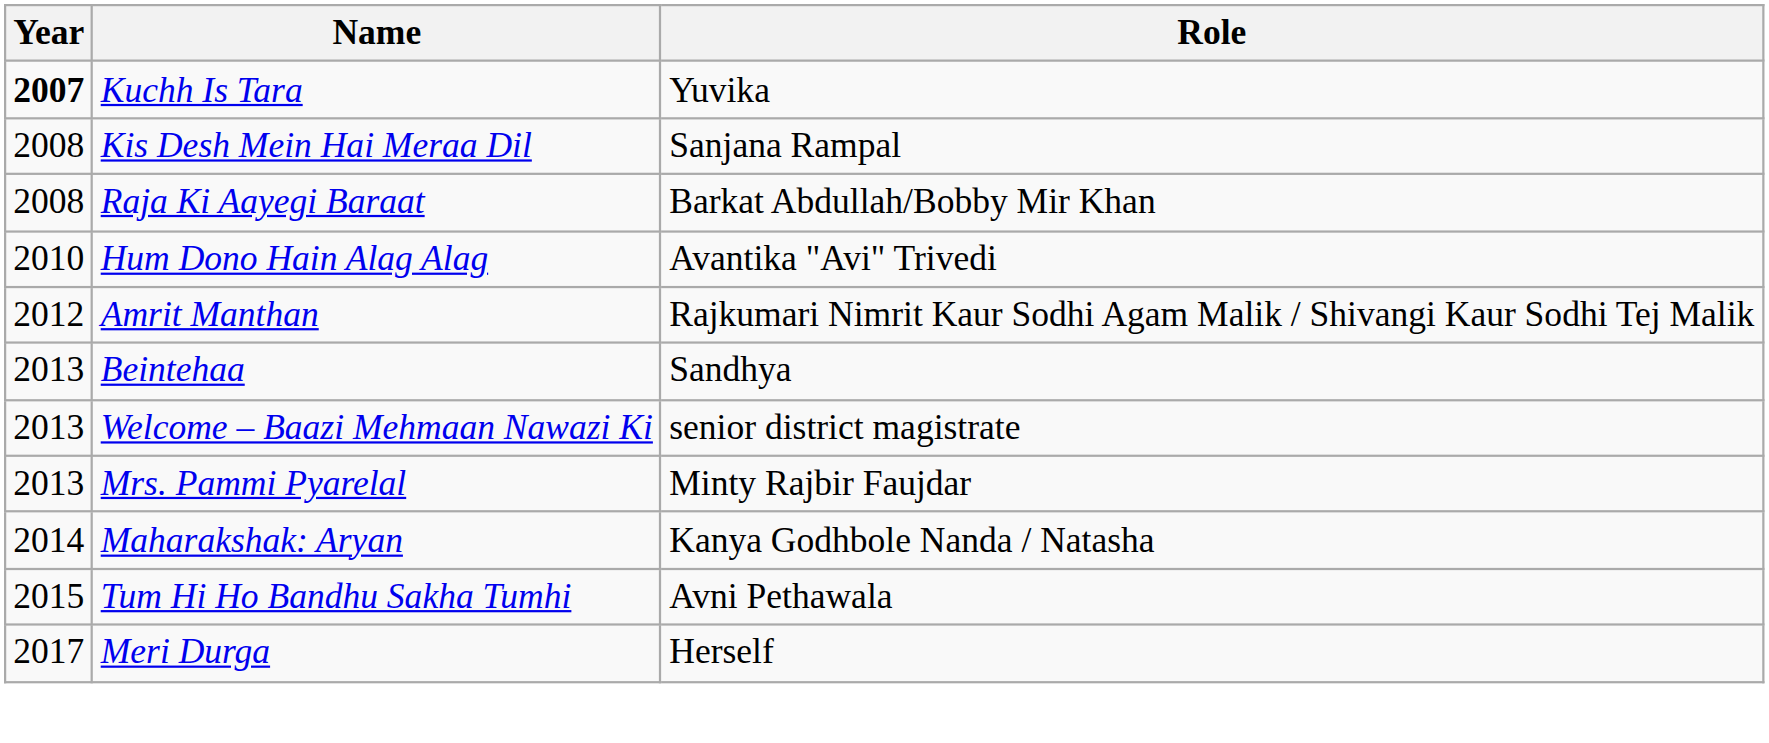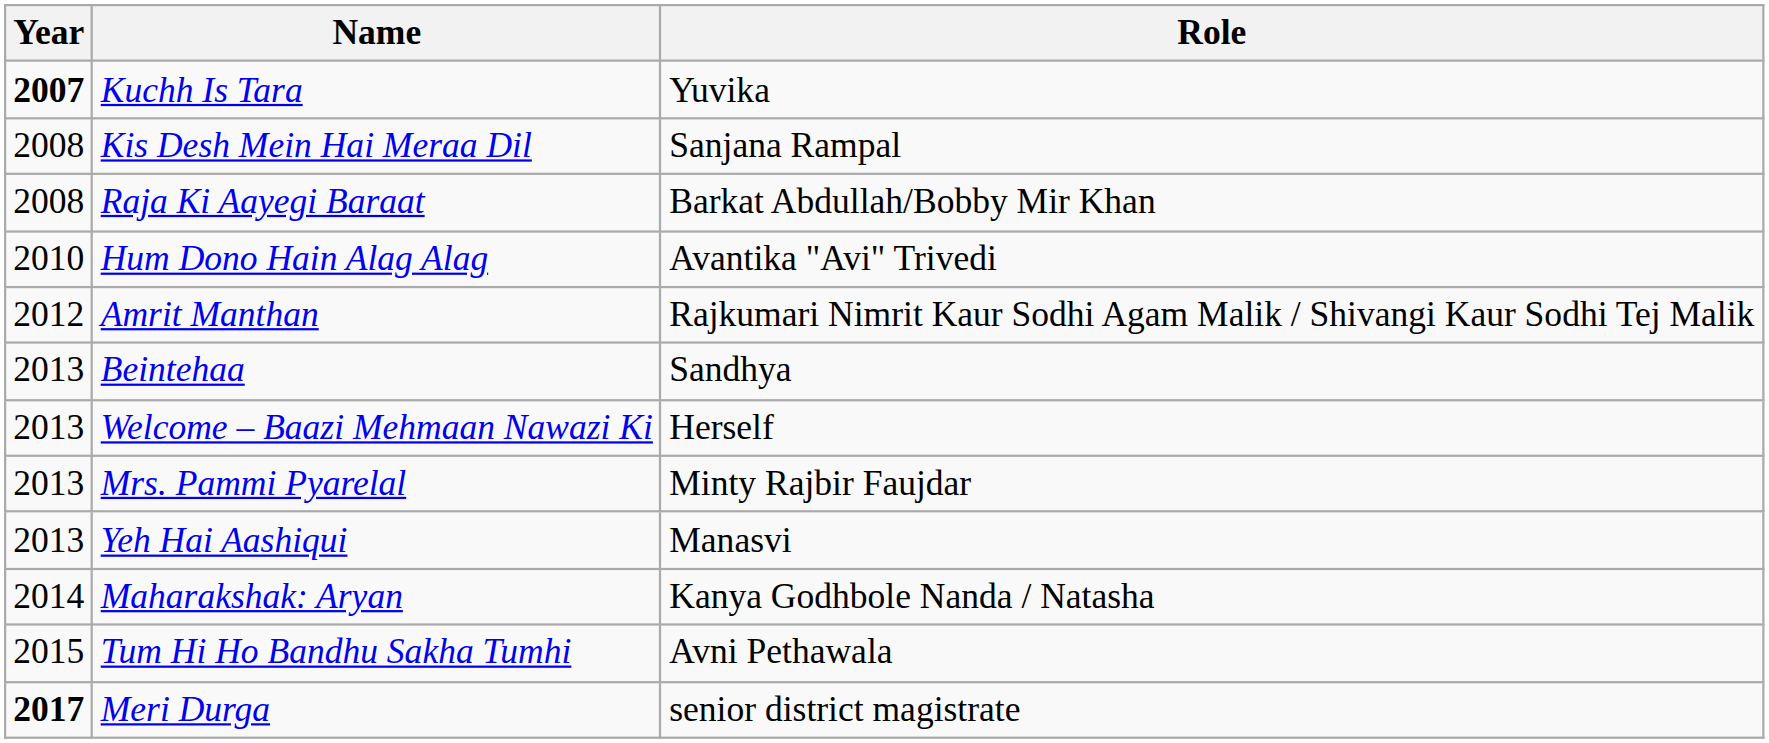(845, 426) senior district magistrate -> (722, 426) Herself
+ row: (224, 539)
(49, 652) normal -> (49, 708) bold
(722, 652) Herself -> (845, 708) senior district magistrate
